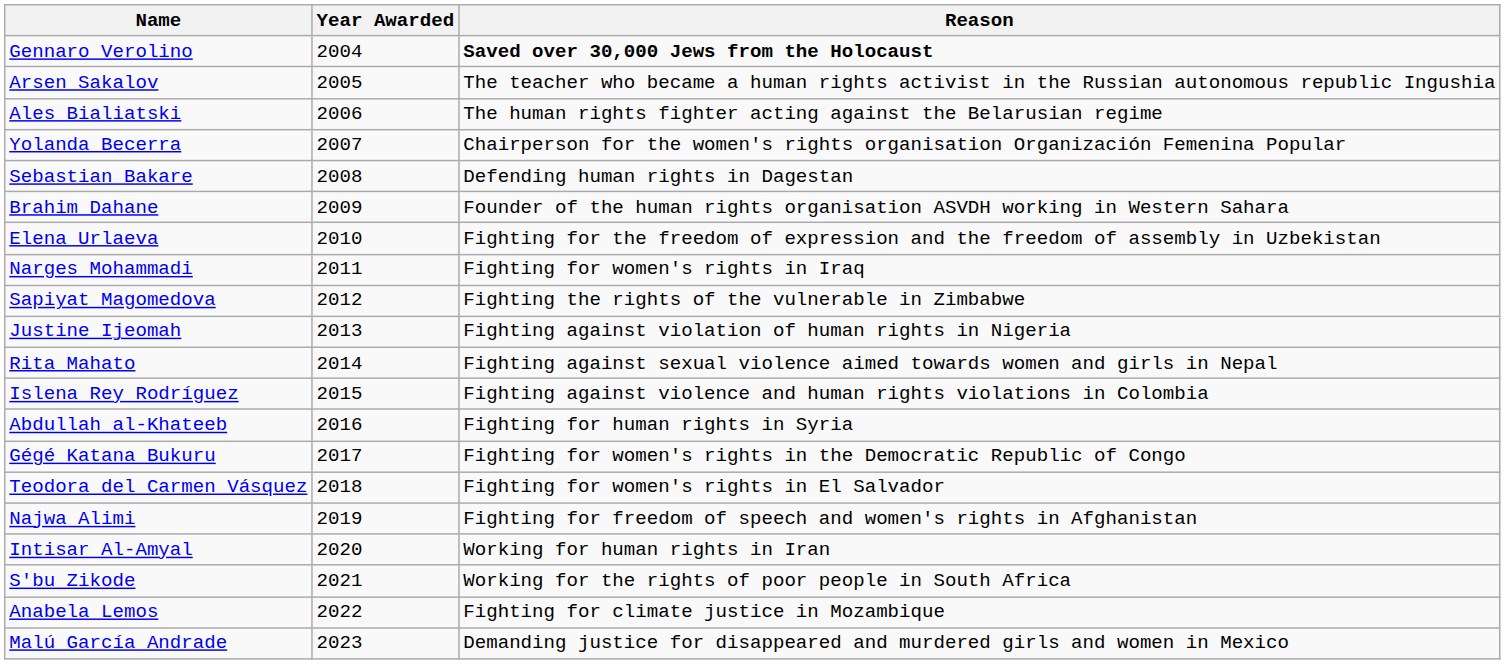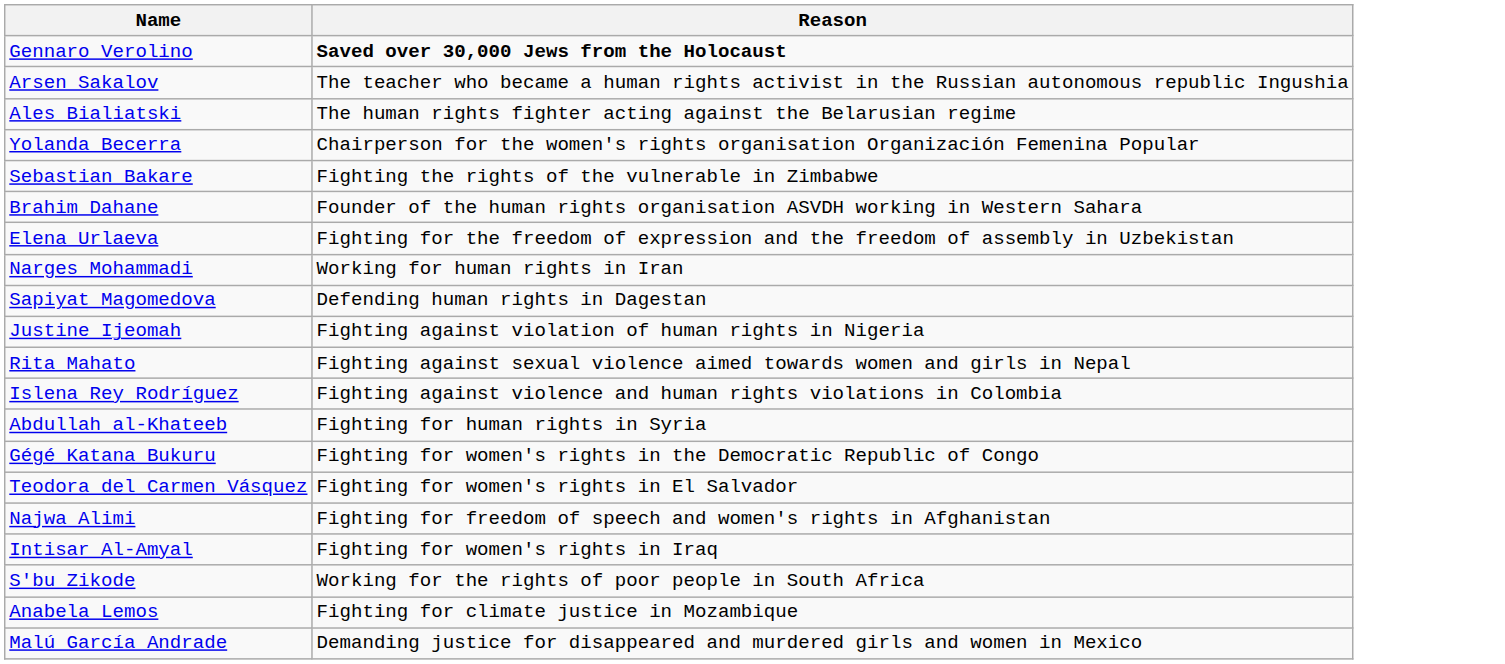- column: (385, 20)
(658, 176) Defending human rights in Dagestan -> (598, 176) Fighting the rights of the vulnerable in Zimbabwe
(664, 269) Fighting for women's rights in Iraq -> (500, 269) Working for human rights in Iran
(744, 301) Fighting the rights of the vulnerable in Zimbabwe -> (512, 301) Defending human rights in Dagestan
(647, 550) Working for human rights in Iran -> (517, 550) Fighting for women's rights in Iraq
